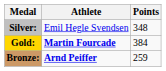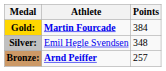rows swapped: (23, 43) <-> (23, 27)
(140, 58) 259 -> (140, 58) 257
